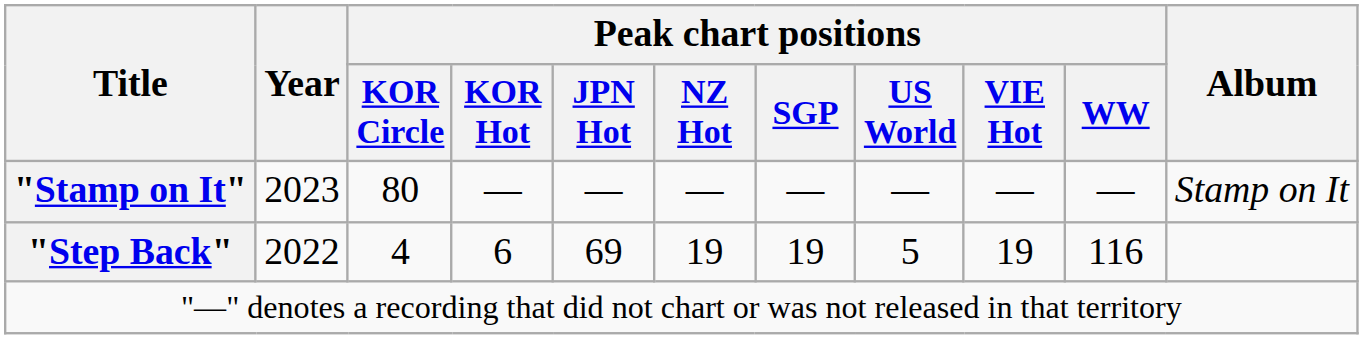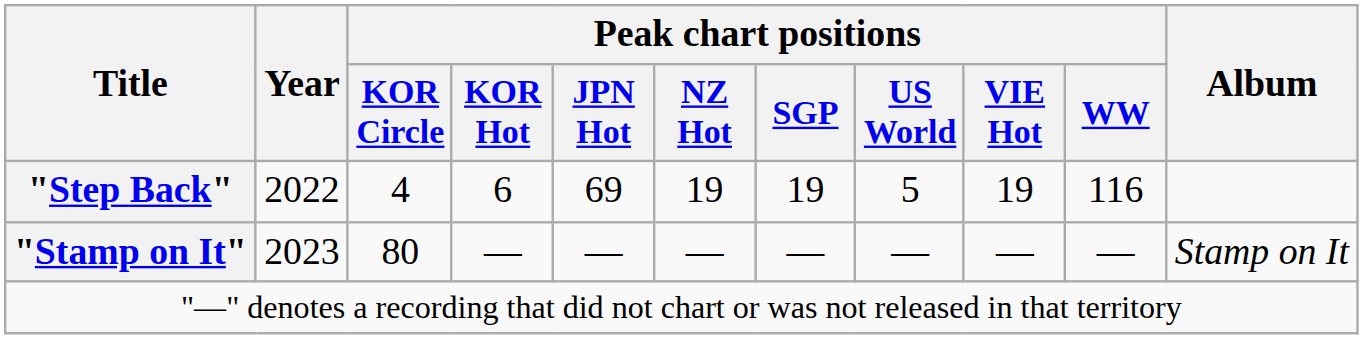rows swapped: (130, 250) <-> (130, 190)
